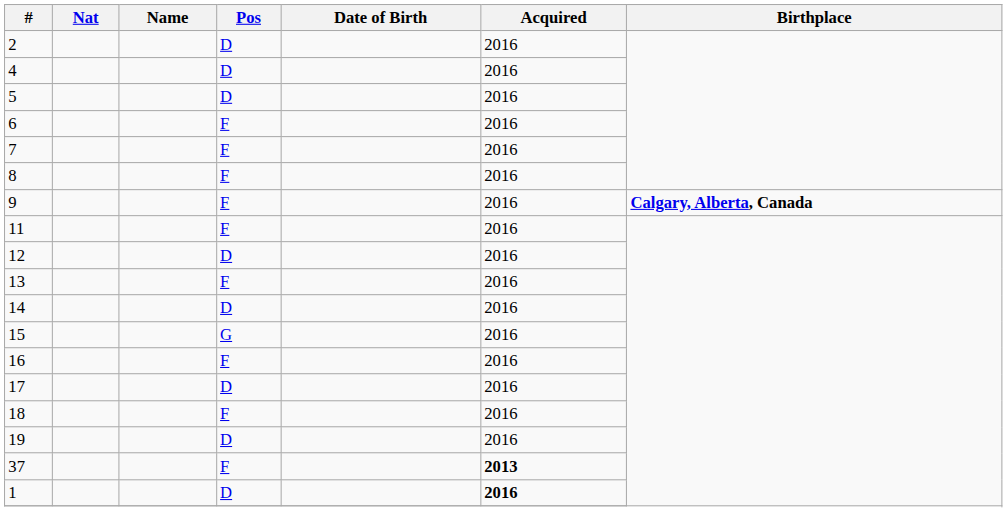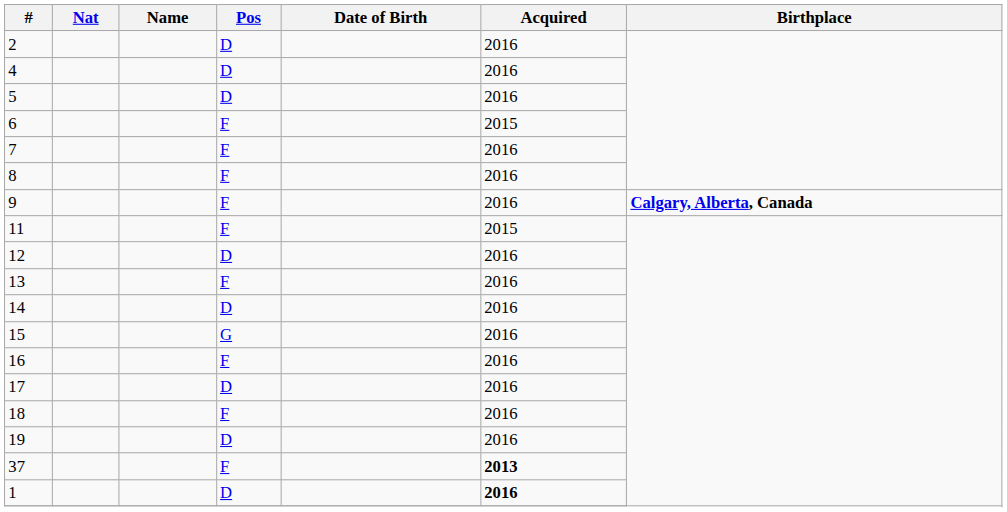(501, 123) 2016 -> (501, 123) 2015
(501, 228) 2016 -> (501, 228) 2015
